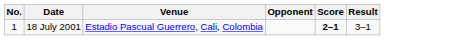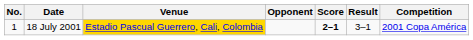+ column: (424, 12)
(174, 27) no background -> (174, 27) gold background
